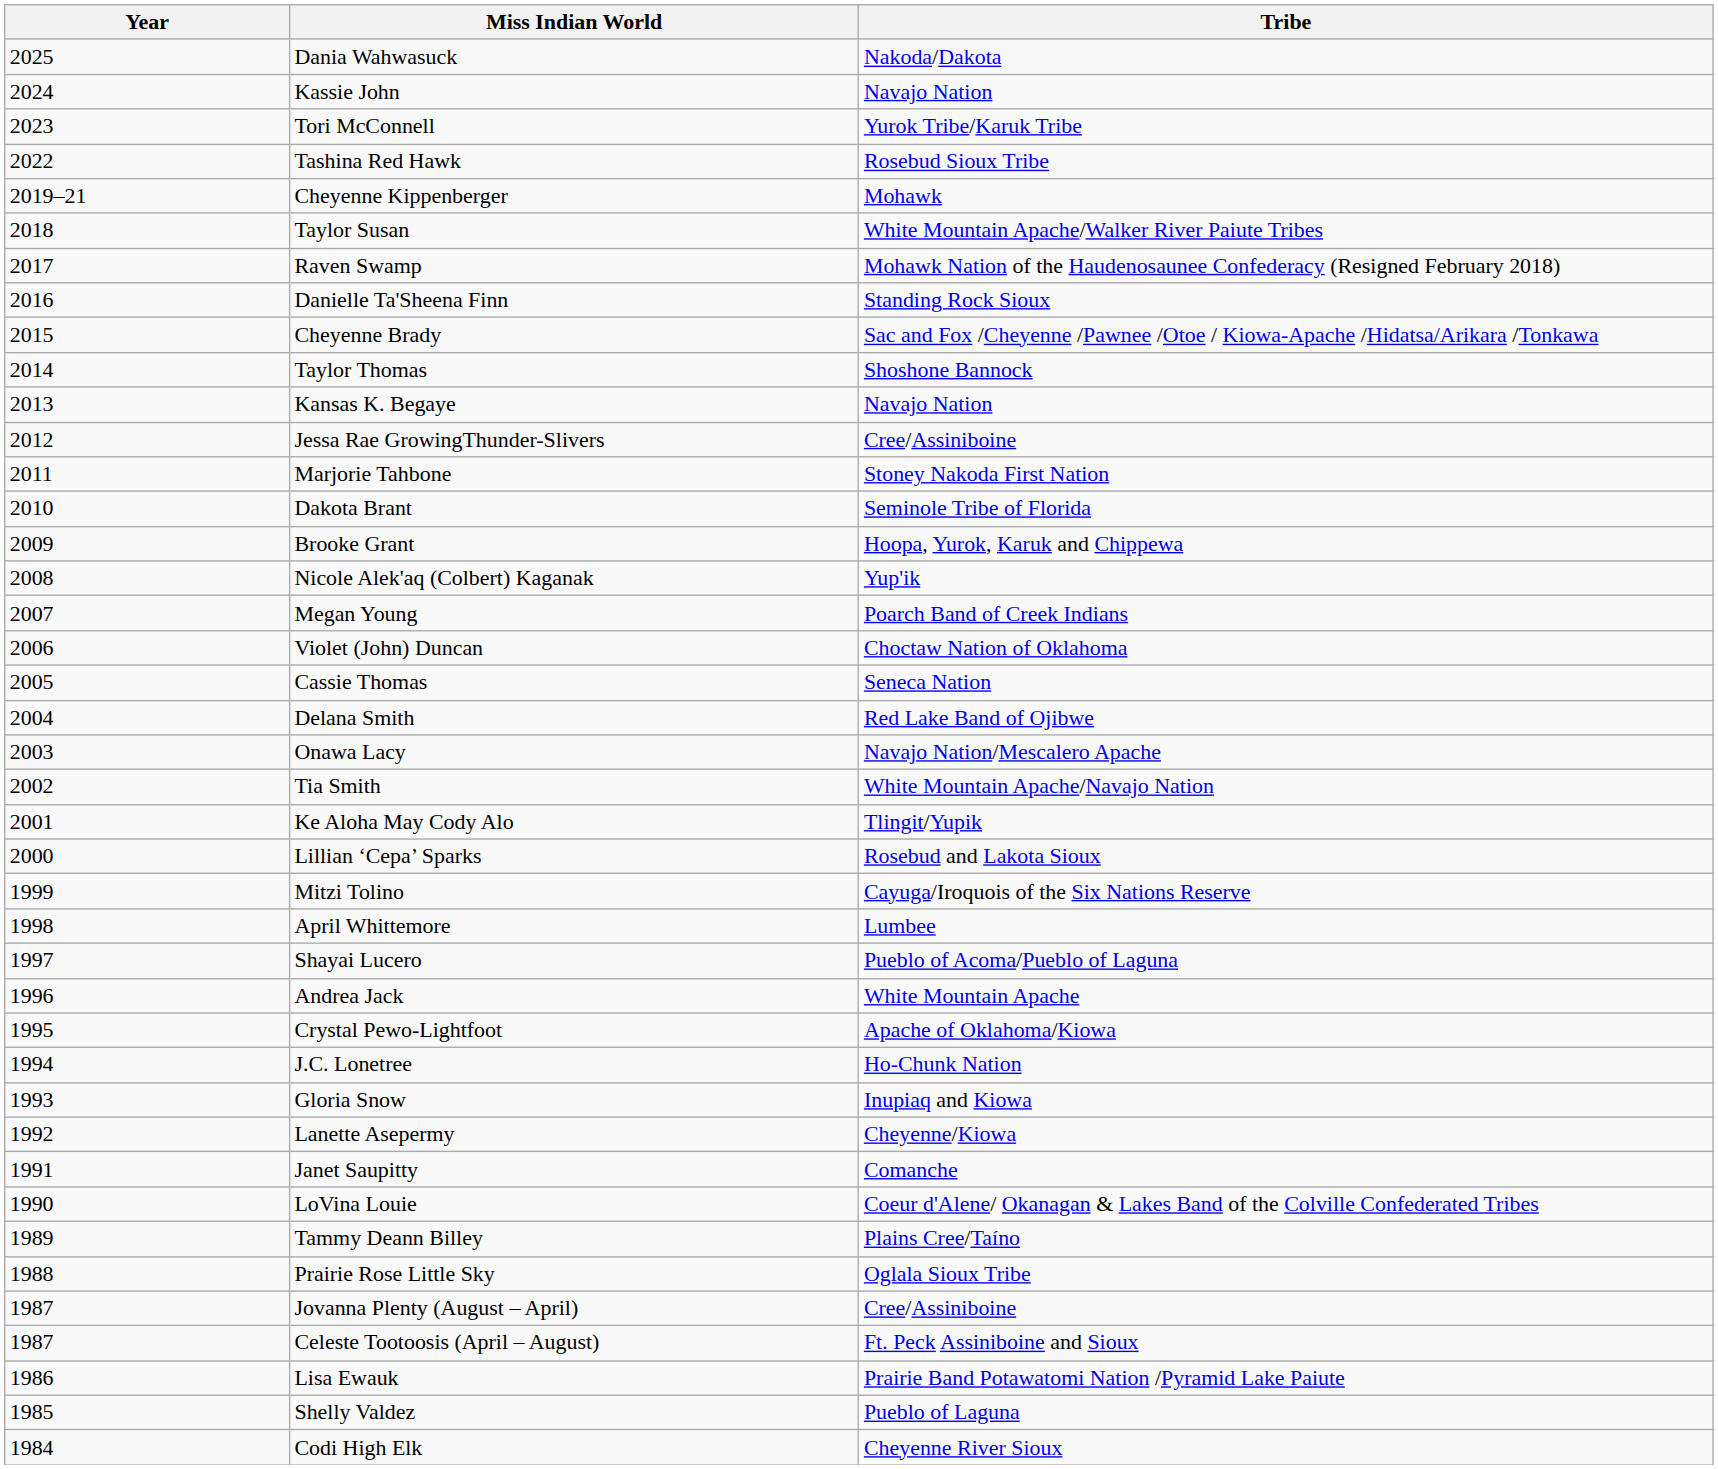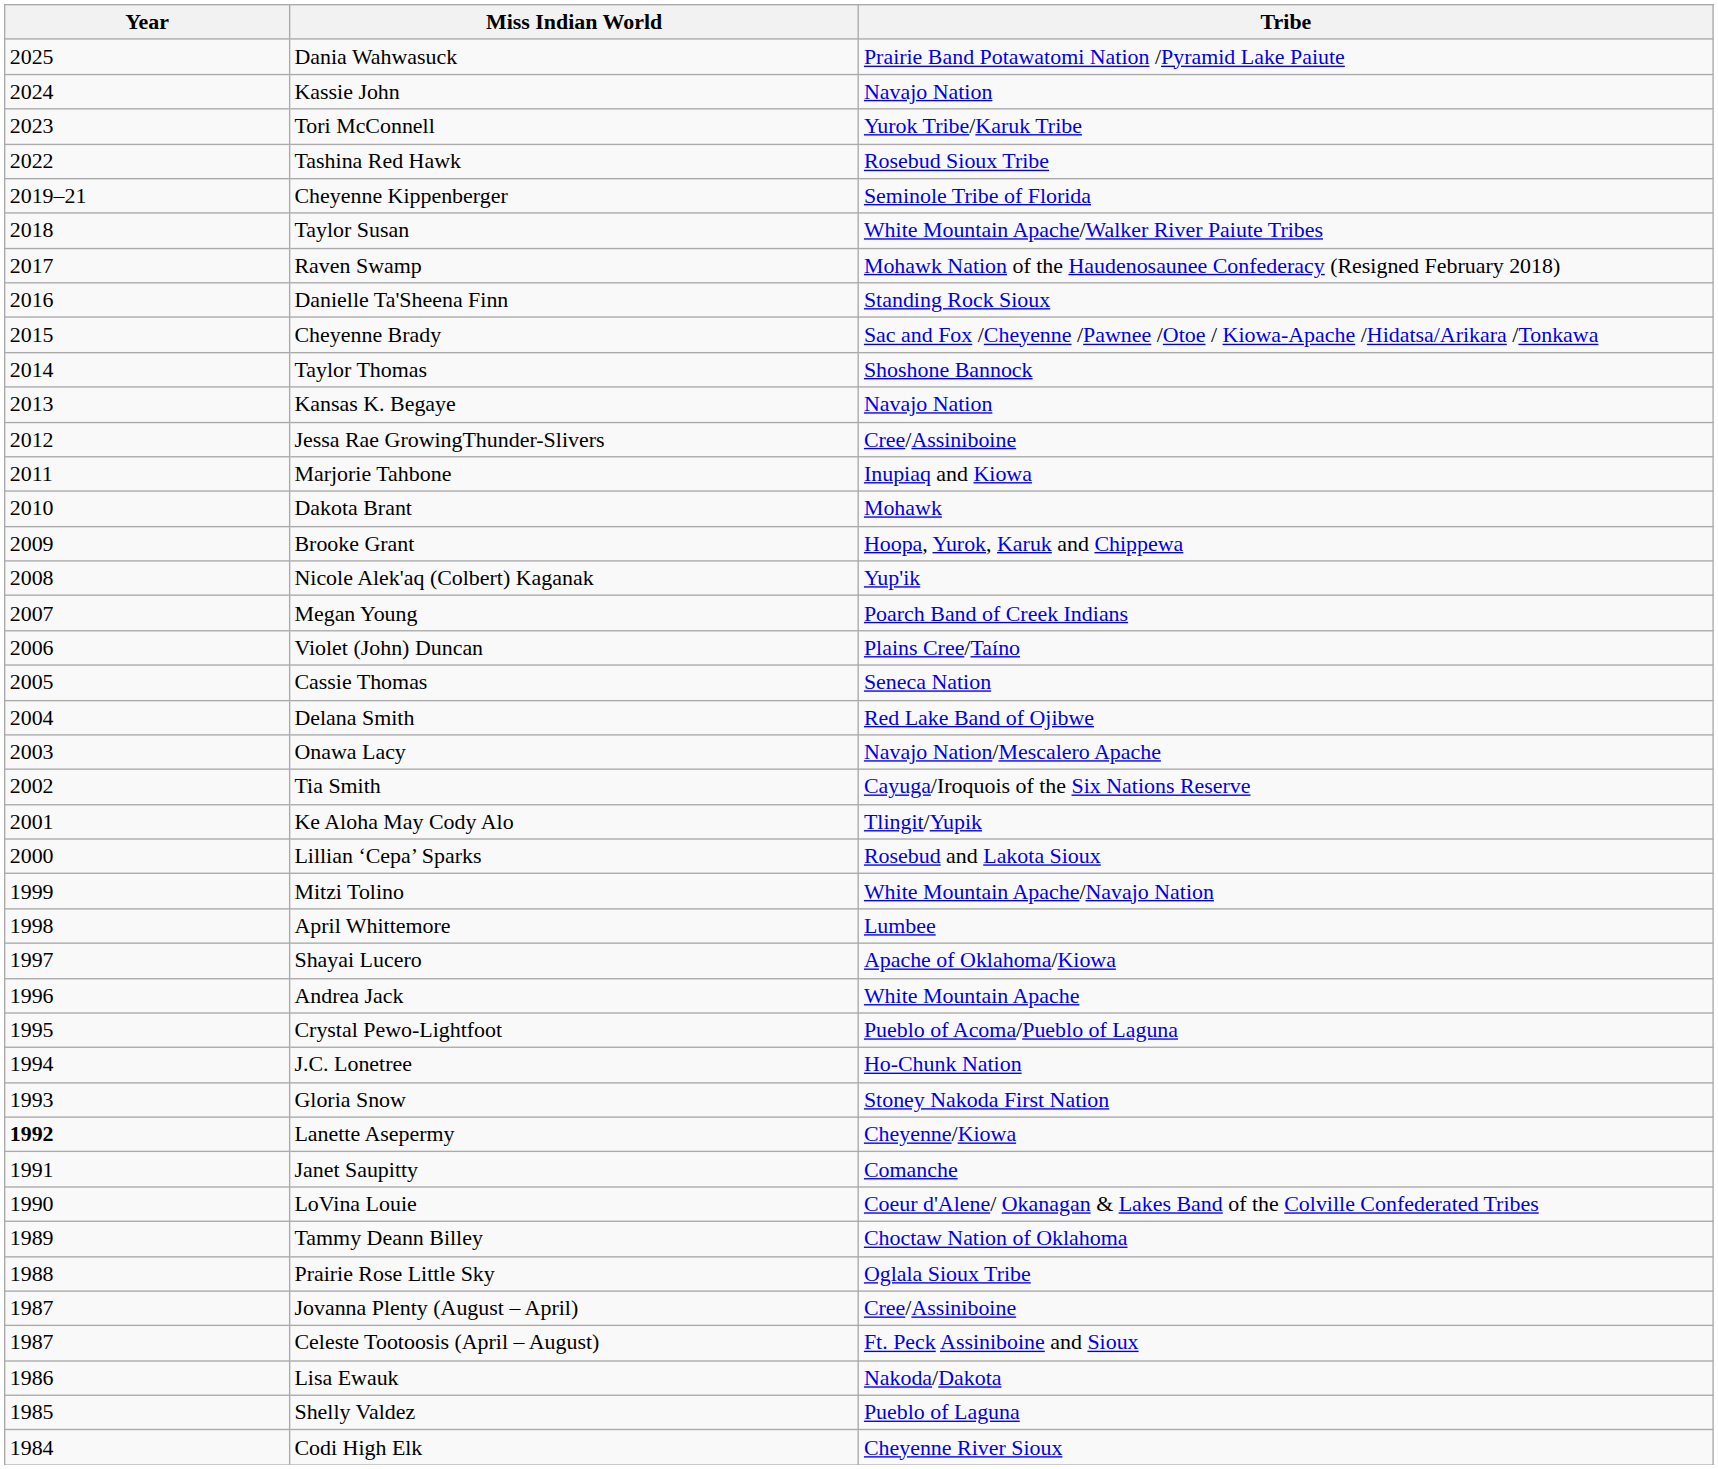(933, 56) Nakoda/Dakota -> (1104, 56) Prairie Band Potawatomi Nation /Pyramid Lake Paiute
(903, 195) Mohawk -> (977, 195) Seminole Tribe of Florida
(987, 473) Stoney Nakoda First Nation -> (948, 473) Inupiaq and Kiowa
(977, 508) Seminole Tribe of Florida -> (903, 508) Mohawk
(996, 647) Choctaw Nation of Oklahoma -> (942, 647) Plains Cree/Taíno
(1039, 786) White Mountain Apache/Navajo Nation -> (1057, 786) Cayuga/Iroquois of the Six Nations Reserve
(1057, 890) Cayuga/Iroquois of the Six Nations Reserve -> (1039, 890) White Mountain Apache/Navajo Nation
(1021, 960) Pueblo of Acoma/Pueblo of Laguna -> (990, 960) Apache of Oklahoma/Kiowa
(990, 1030) Apache of Oklahoma/Kiowa -> (1021, 1030) Pueblo of Acoma/Pueblo of Laguna
(948, 1099) Inupiaq and Kiowa -> (987, 1099) Stoney Nakoda First Nation
(32, 1134) normal -> (32, 1134) bold
(942, 1238) Plains Cree/Taíno -> (996, 1238) Choctaw Nation of Oklahoma
(1104, 1377) Prairie Band Potawatomi Nation /Pyramid Lake Paiute -> (933, 1377) Nakoda/Dakota
